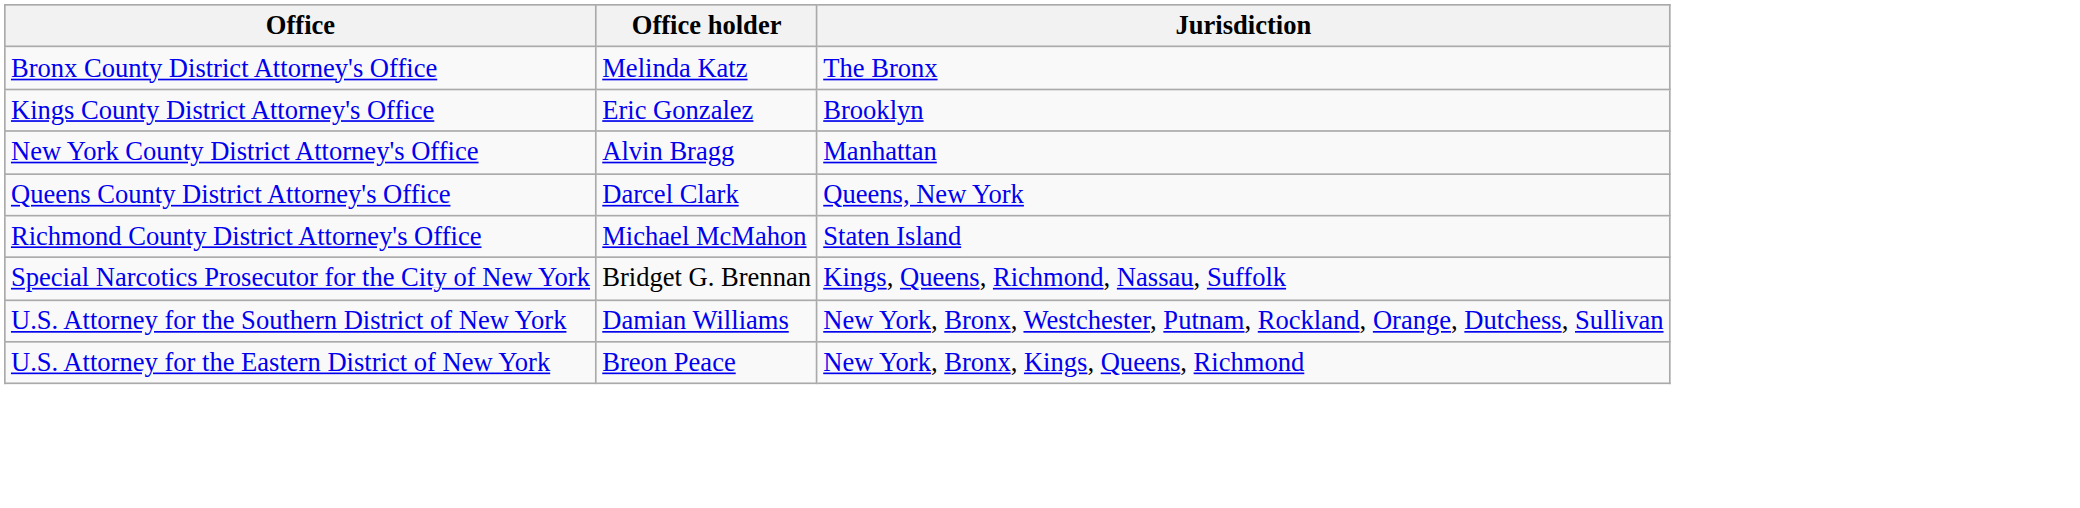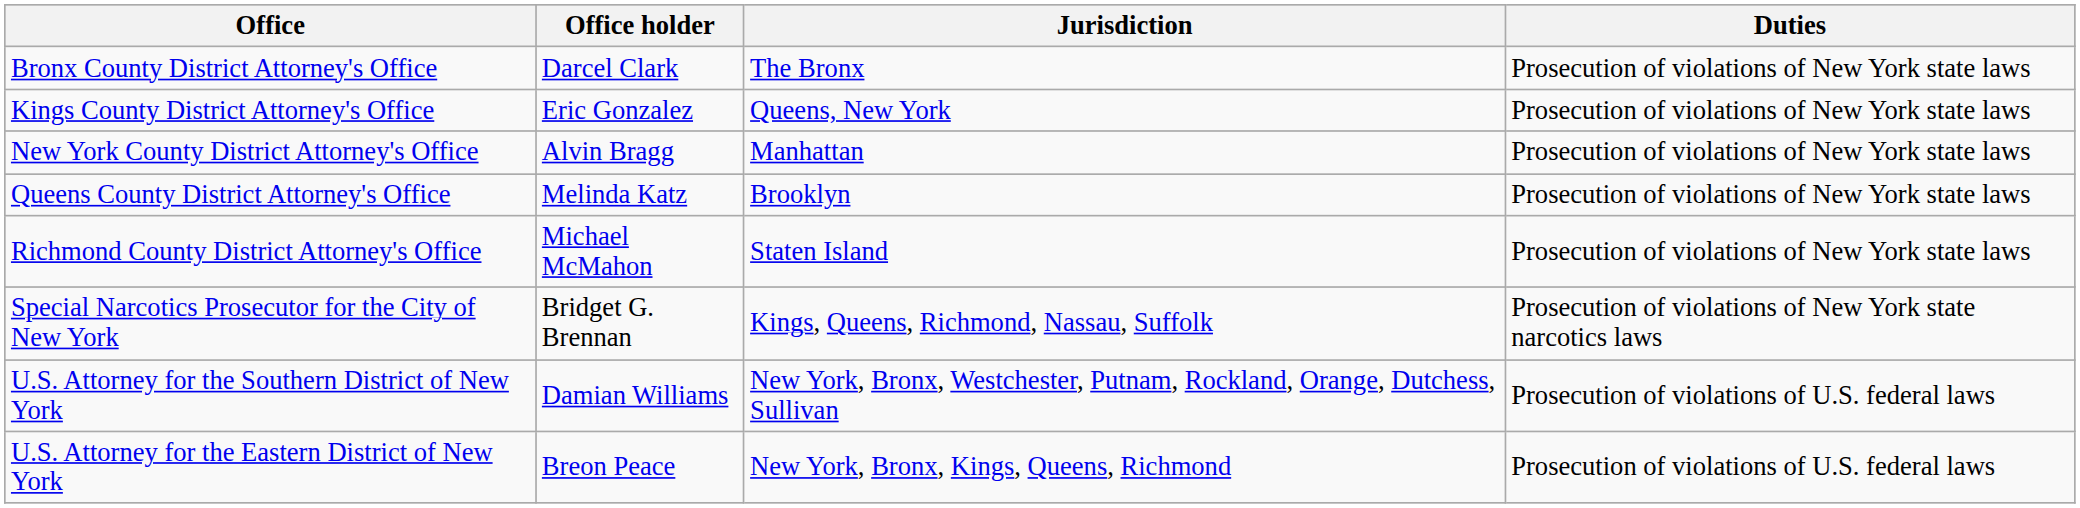+ column: (1790, 25)
(675, 67) Melinda Katz -> (610, 67) Darcel Clark
(873, 109) Brooklyn -> (850, 109) Queens, New York
(670, 194) Darcel Clark -> (615, 194) Melinda Katz
(924, 194) Queens, New York -> (800, 194) Brooklyn
